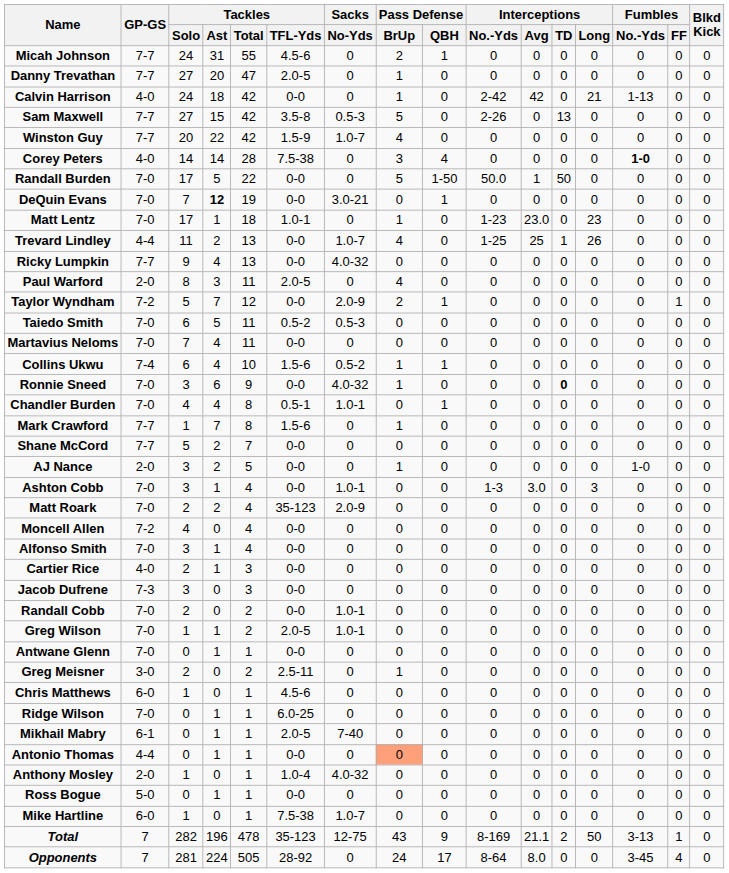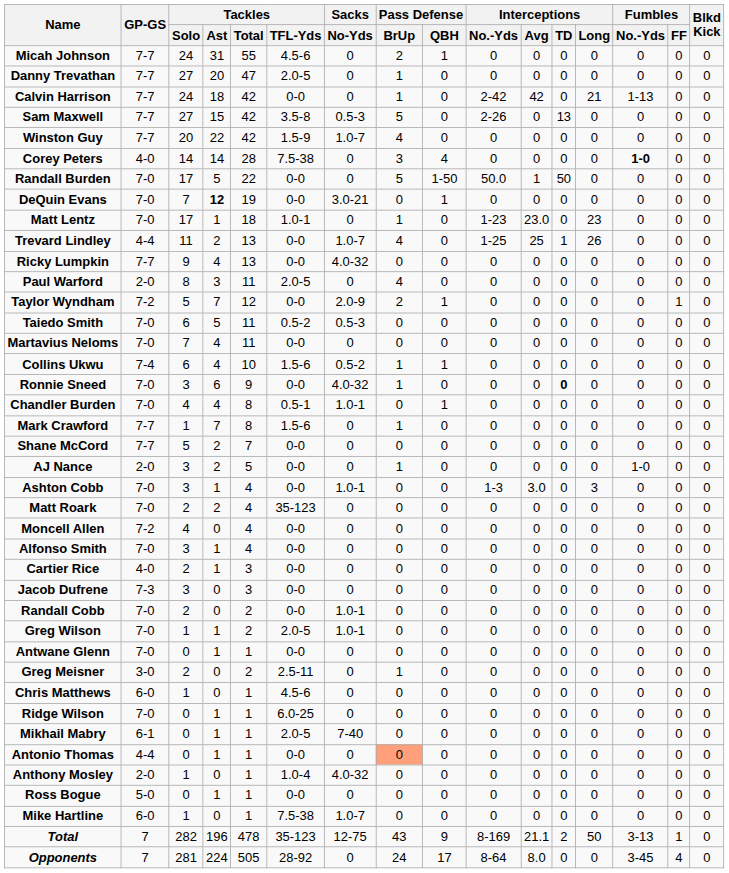(145, 96) 4-0 -> (145, 96) 7-7
(350, 508) 2.0-9 -> (350, 508) 0
